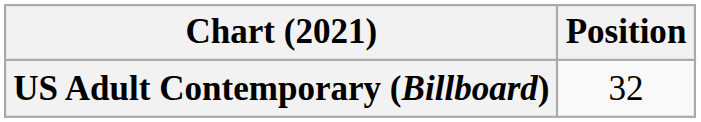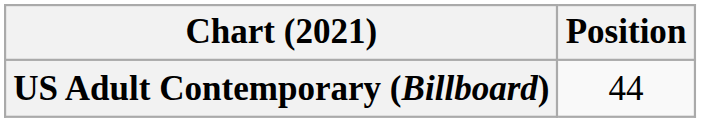(626, 87) 32 -> (626, 87) 44
